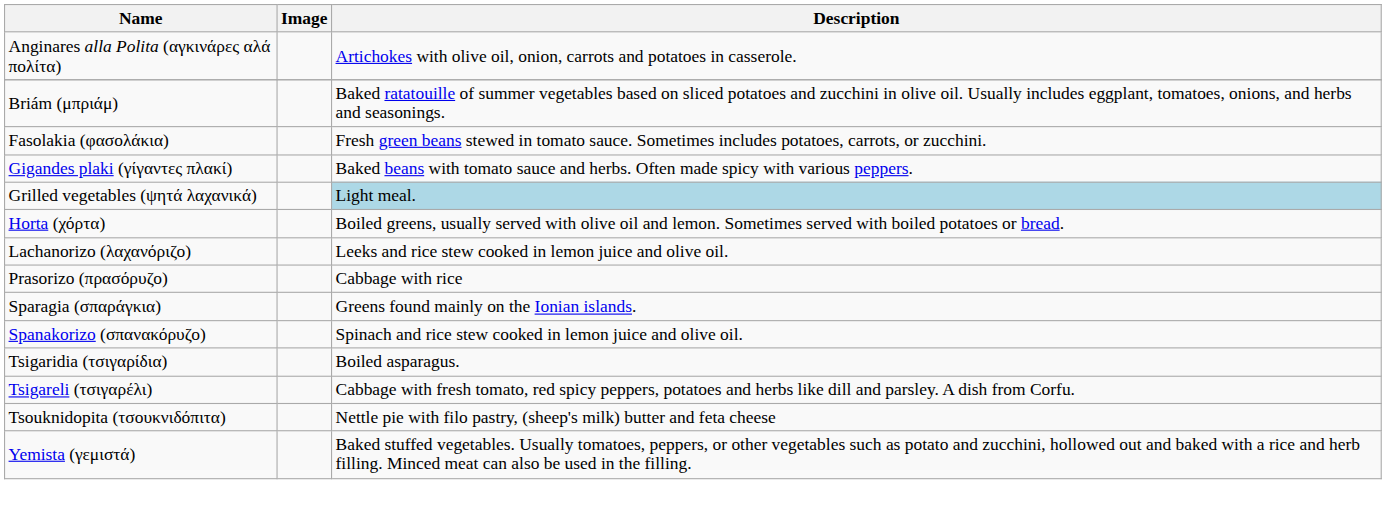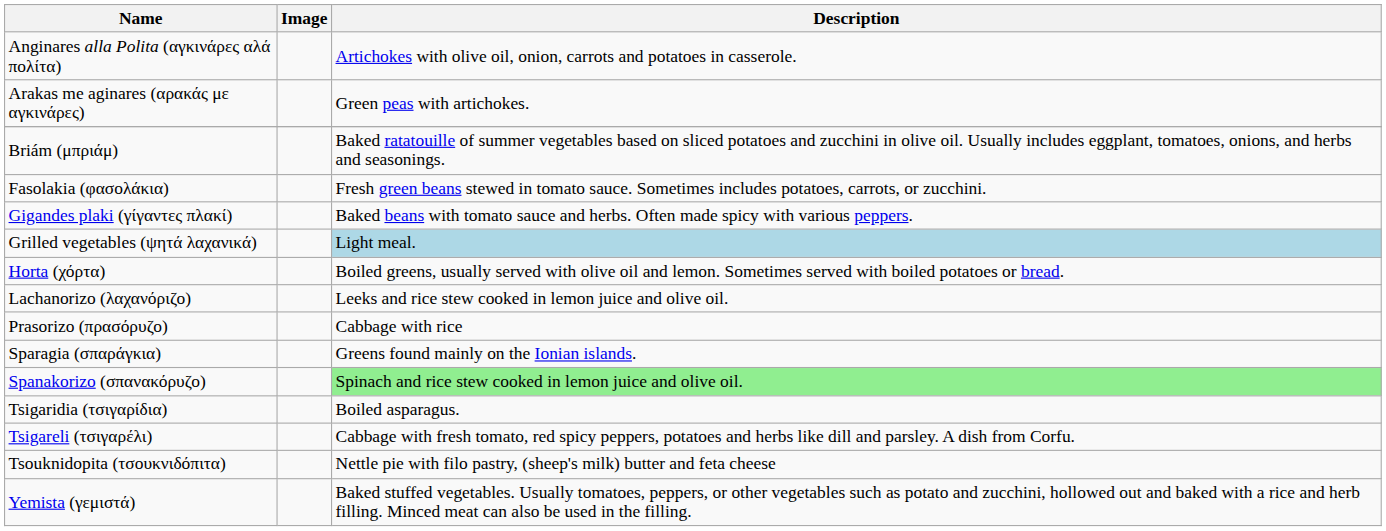+ row: (119, 103)
(539, 334) no background -> (539, 381) lightgreen background
